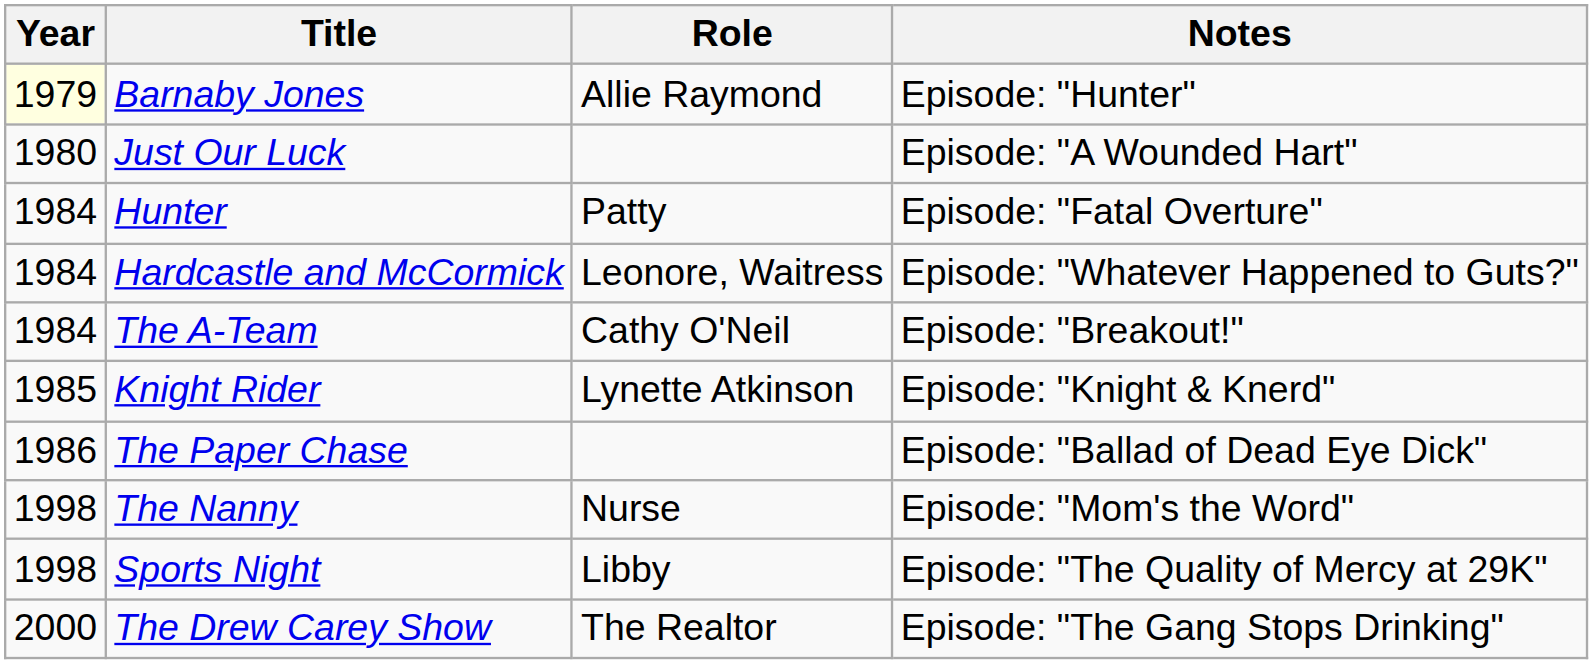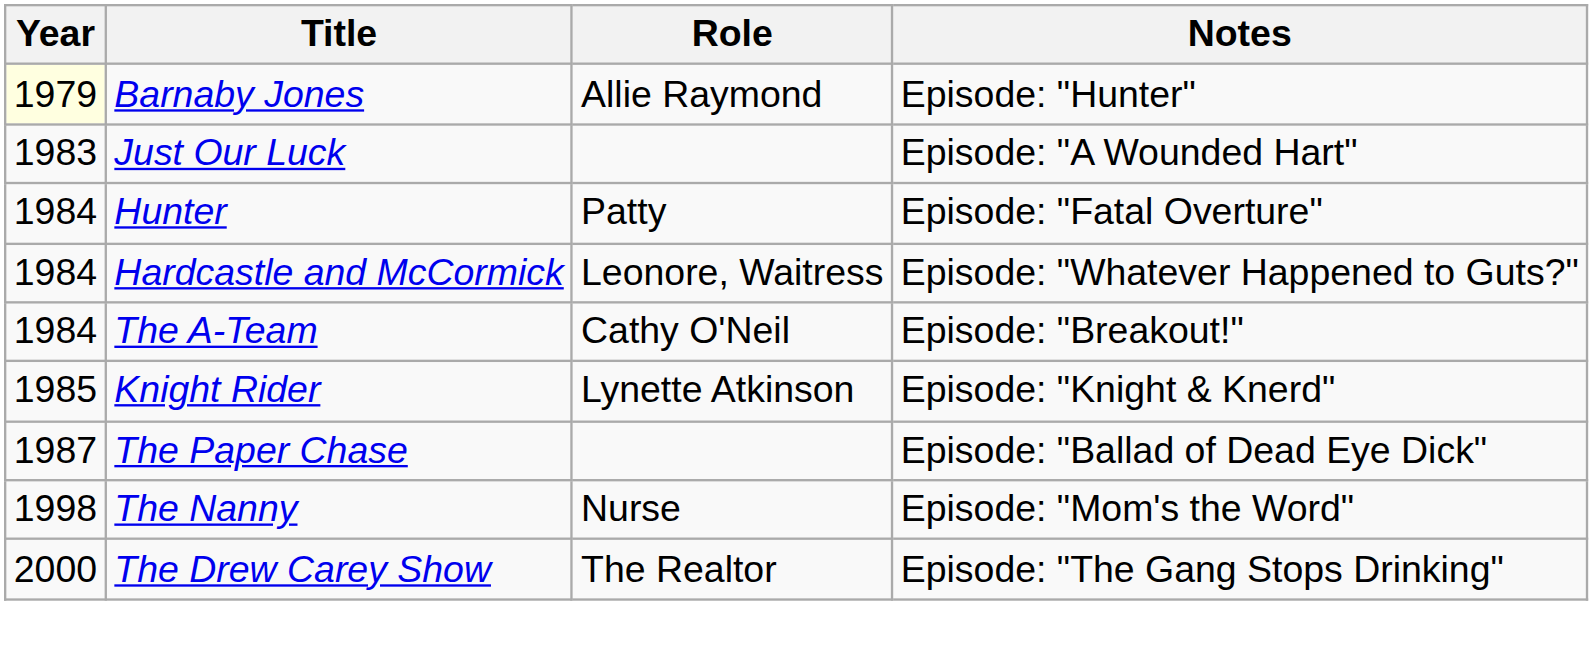(55, 152) 1980 -> (55, 152) 1983
(55, 449) 1986 -> (55, 449) 1987
- row: (217, 568)
